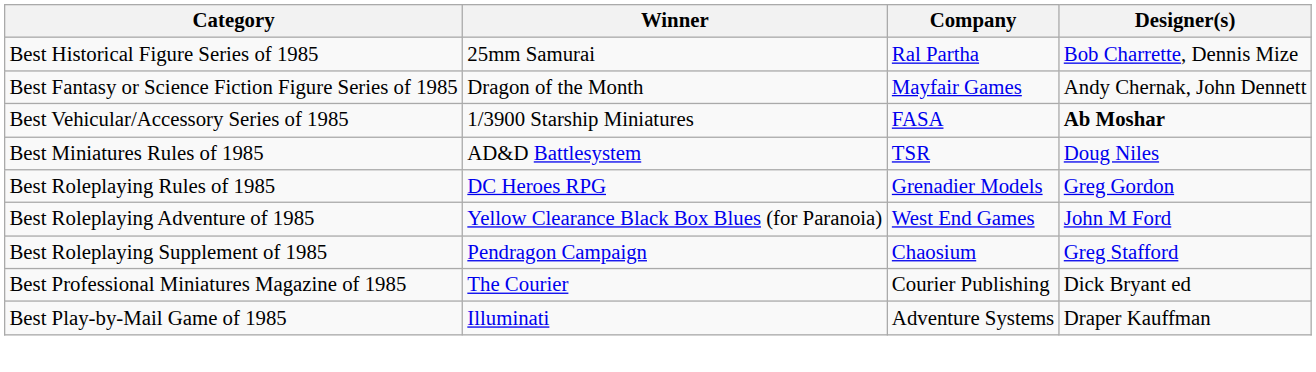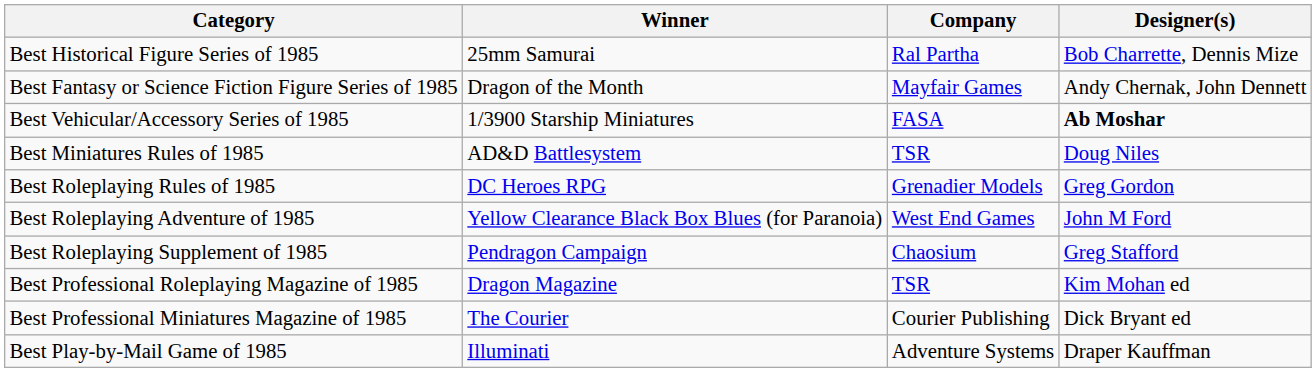+ row: (214, 284)
